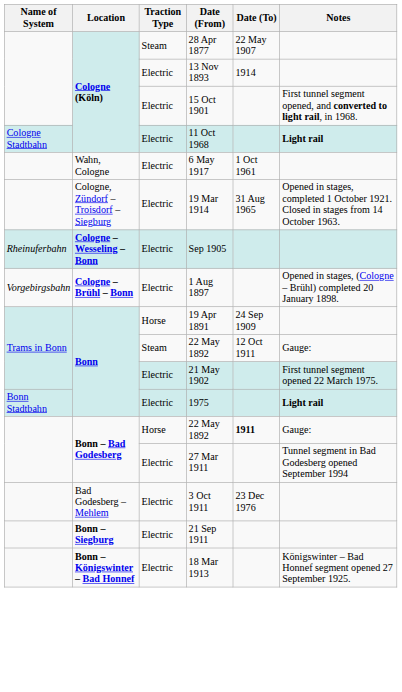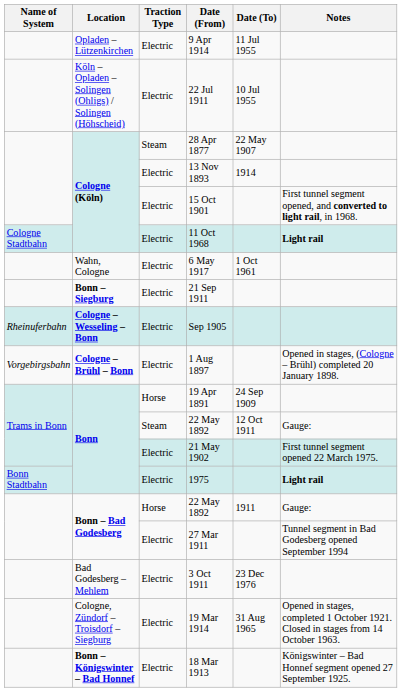+ row: (104, 45)
+ row: (100, 95)
rows swapped: (98, 204) <-> (94, 534)
(245, 430) bold -> (245, 507) normal
